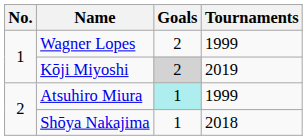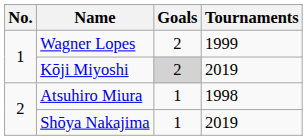(177, 95) paleturquoise background -> (177, 95) no background
(222, 95) 1999 -> (222, 95) 1998
(222, 122) 2018 -> (222, 122) 2019
